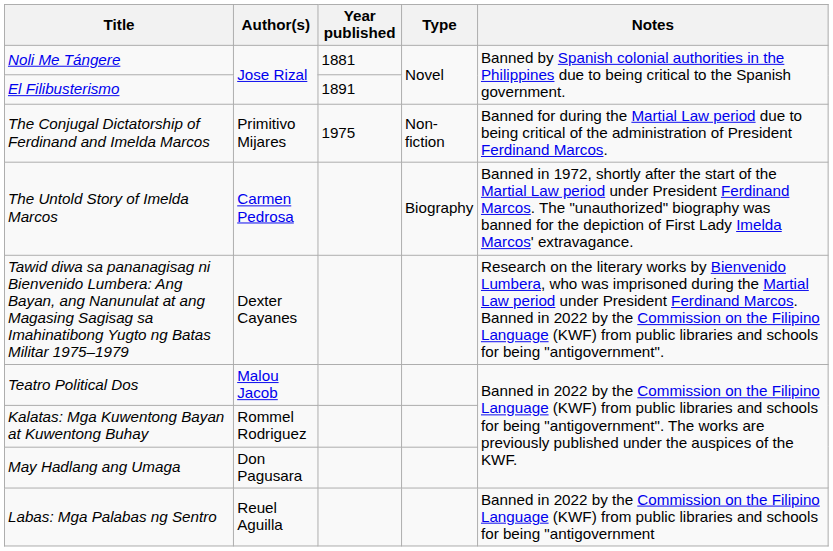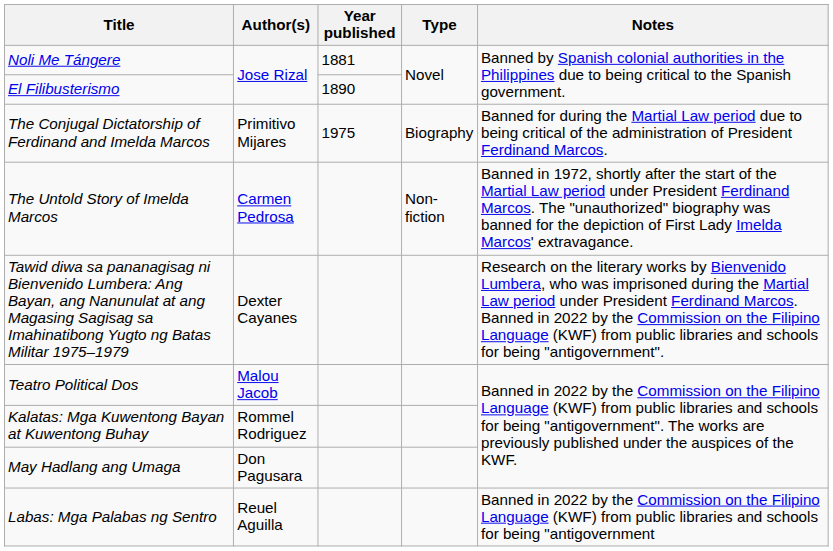(338, 89) 1891 -> (338, 89) 1890
(425, 133) Non-fiction -> (439, 133) Biography
(439, 208) Biography -> (425, 208) Non-fiction
